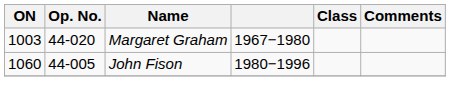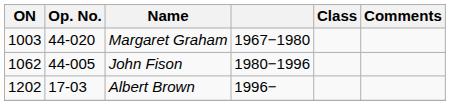(25, 64) 1060 -> (25, 64) 1062
+ row: (152, 87)
